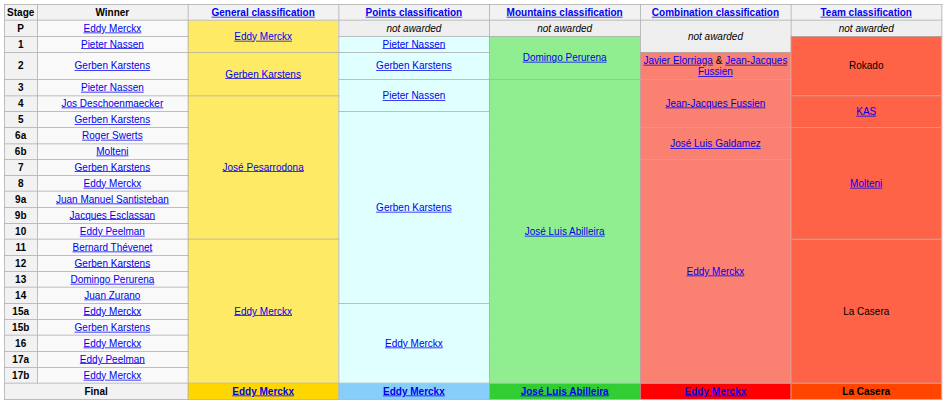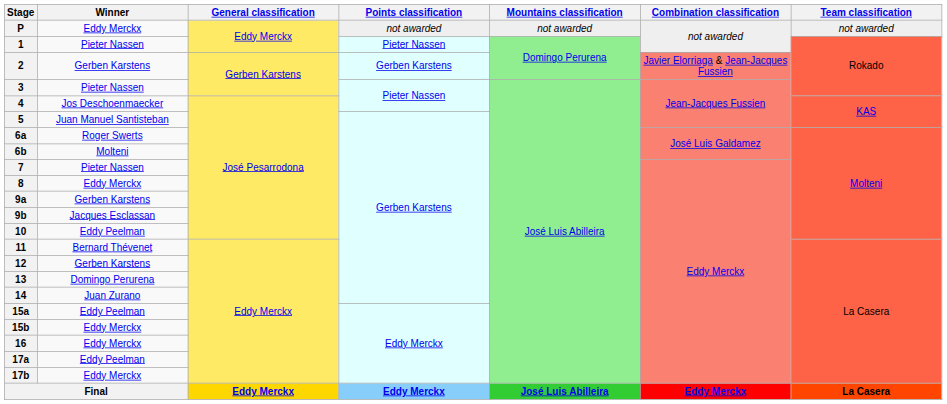(112, 120) Gerben Karstens -> (112, 120) Juan Manuel Santisteban
(112, 168) Gerben Karstens -> (112, 168) Pieter Nassen
(112, 200) Juan Manuel Santisteban -> (112, 200) Gerben Karstens
(112, 312) Eddy Merckx -> (112, 312) Eddy Peelman
(112, 328) Gerben Karstens -> (112, 328) Eddy Merckx
